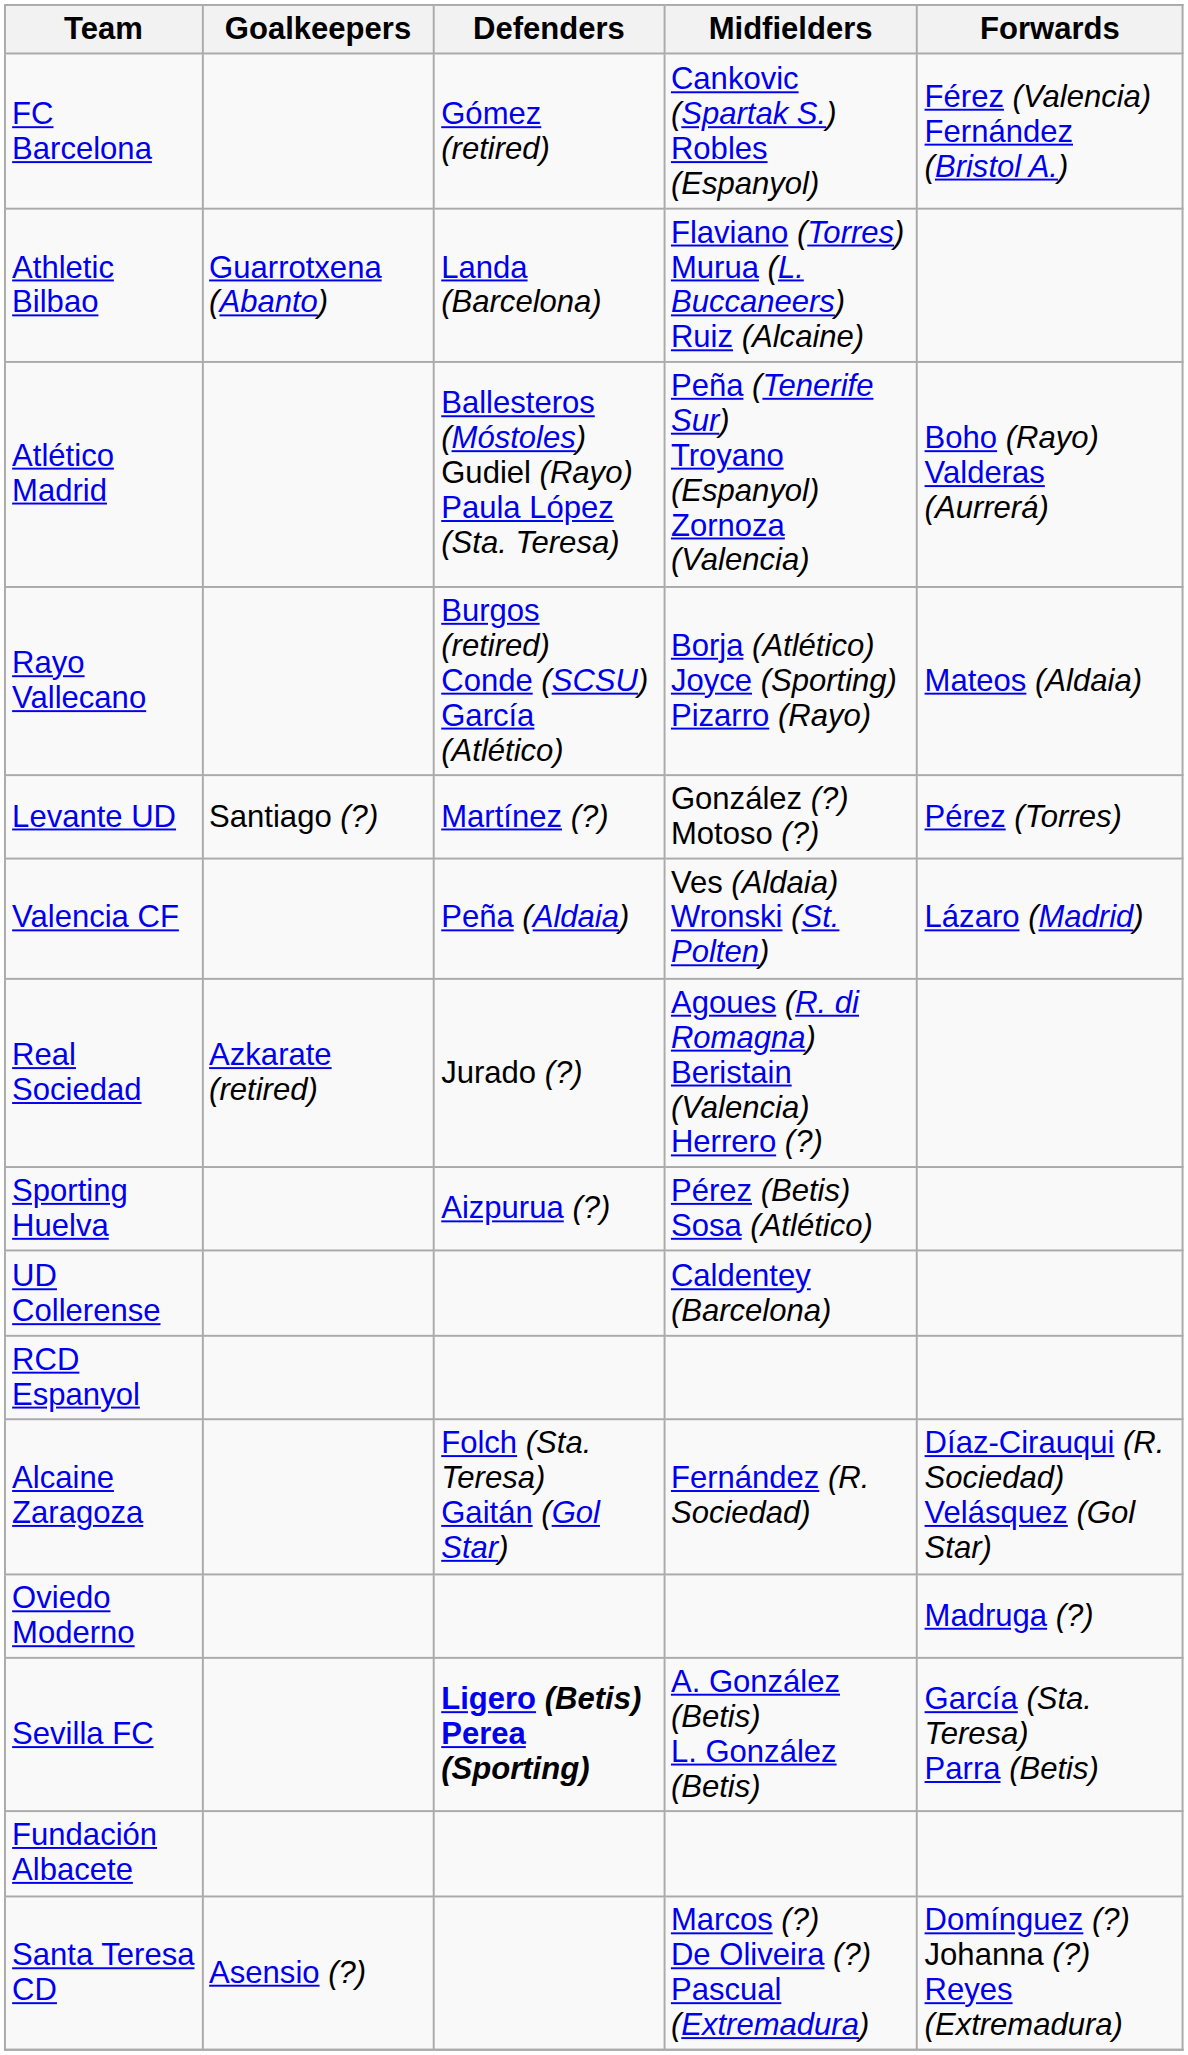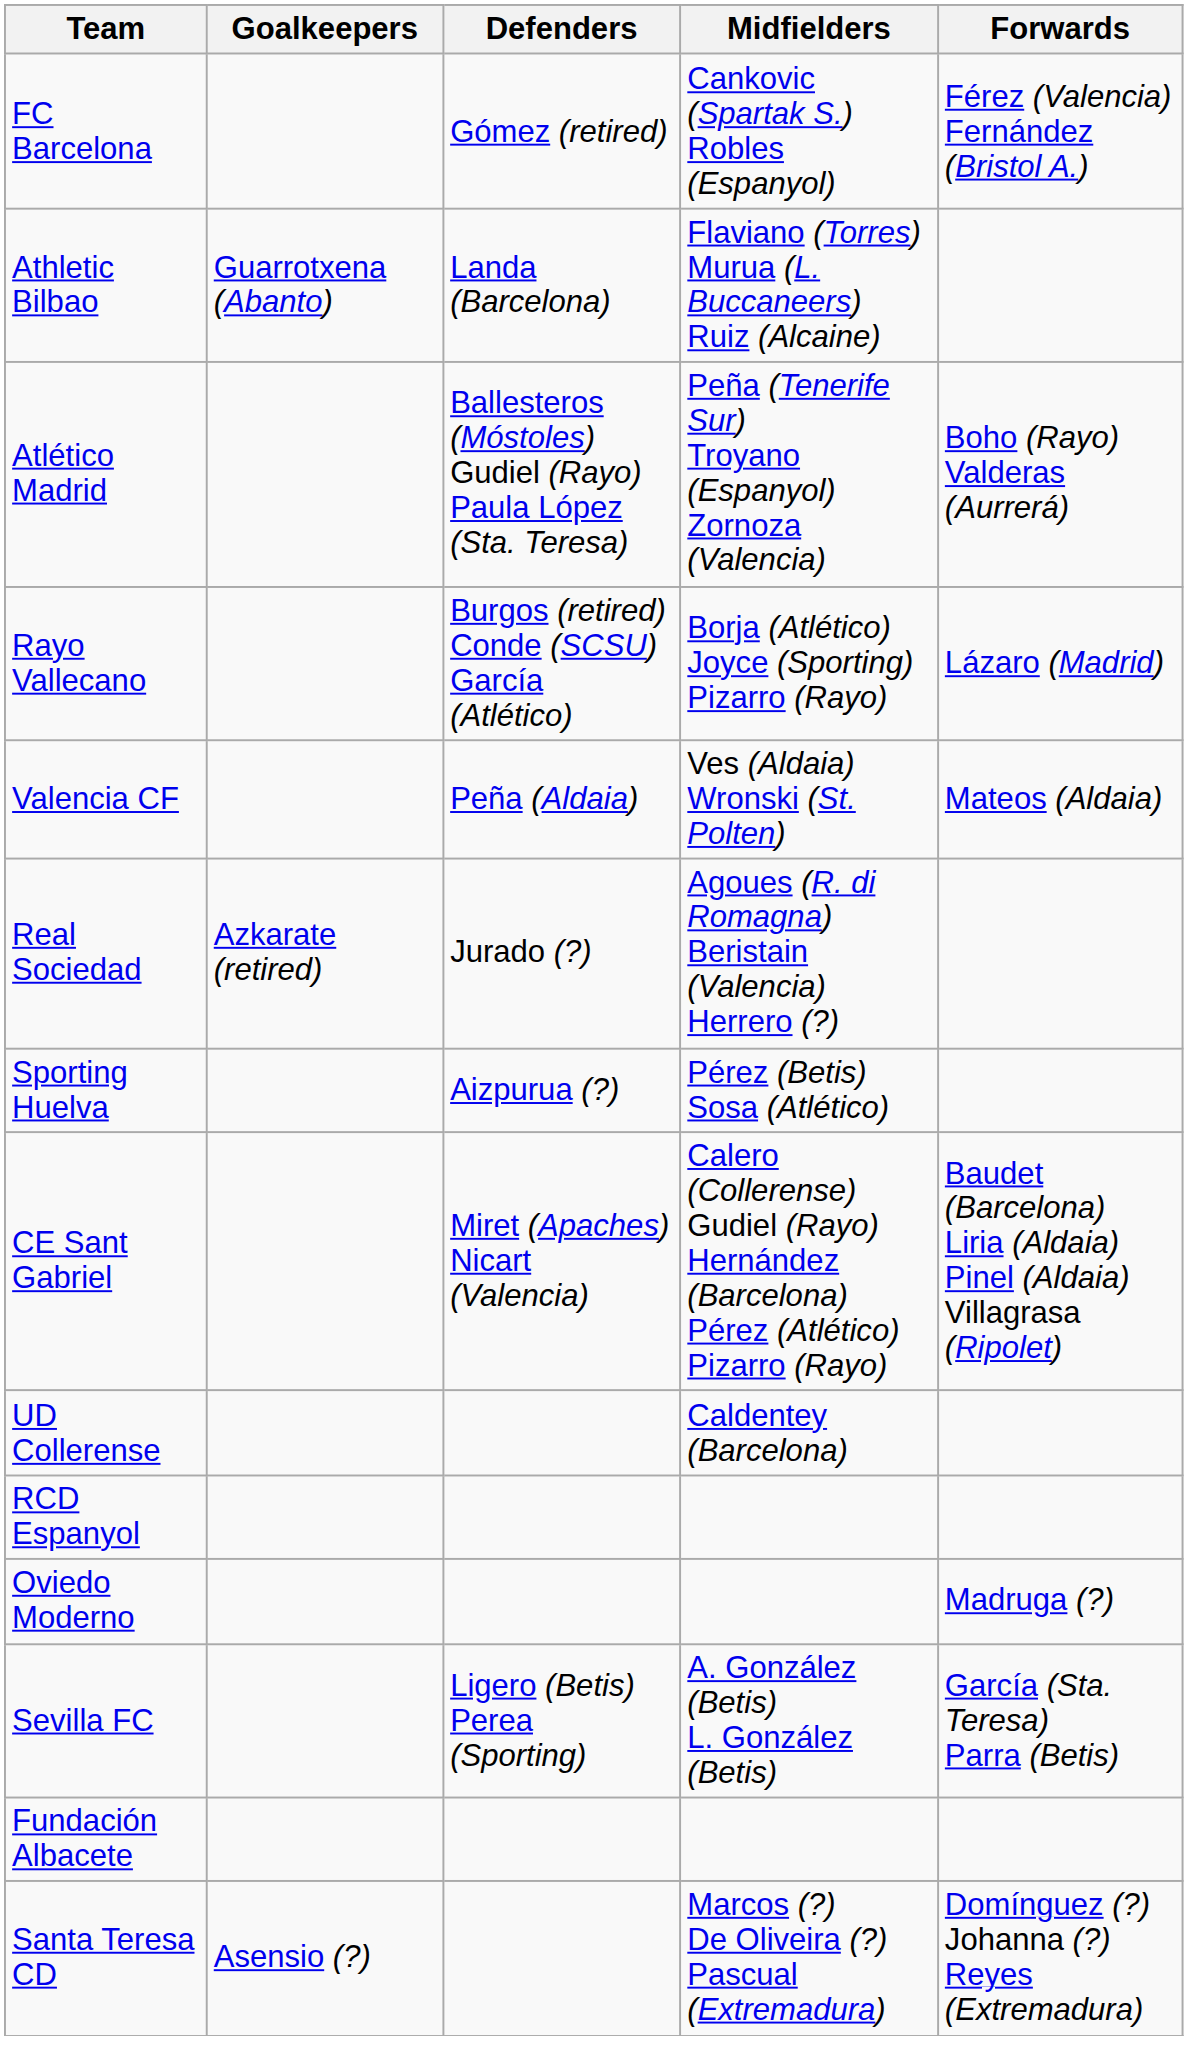(1033, 679) Mateos (Aldaia) -> (1054, 662) Lázaro (Madrid)
- row: (94, 816)
(1034, 918) Lázaro (Madrid) -> (1054, 799) Mateos (Aldaia)
+ row: (70, 1261)
- row: (78, 1495)
(541, 1734) bold -> (542, 1719) normal
